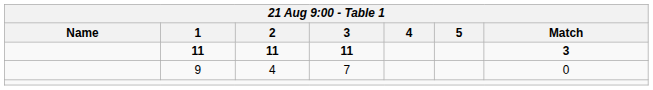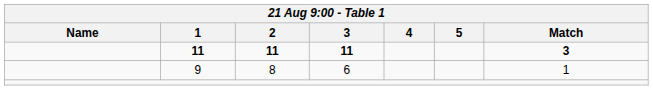(272, 70) 4 -> (272, 70) 8
(347, 70) 7 -> (347, 70) 6
(566, 70) 0 -> (566, 70) 1
